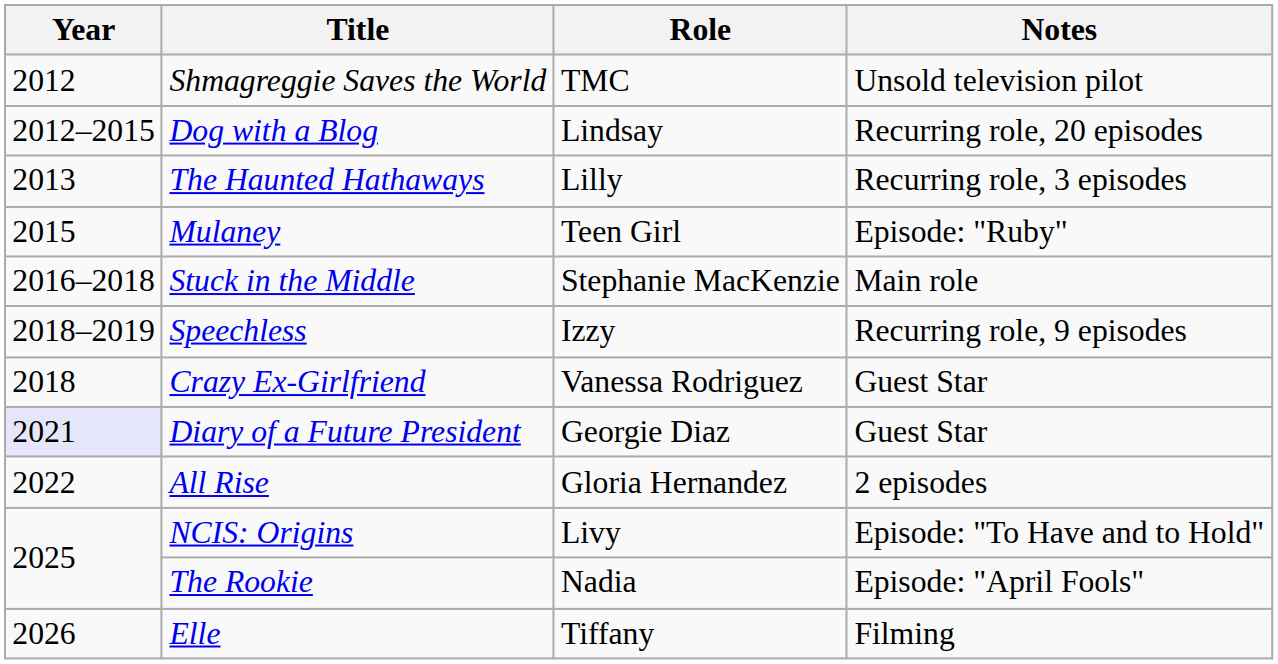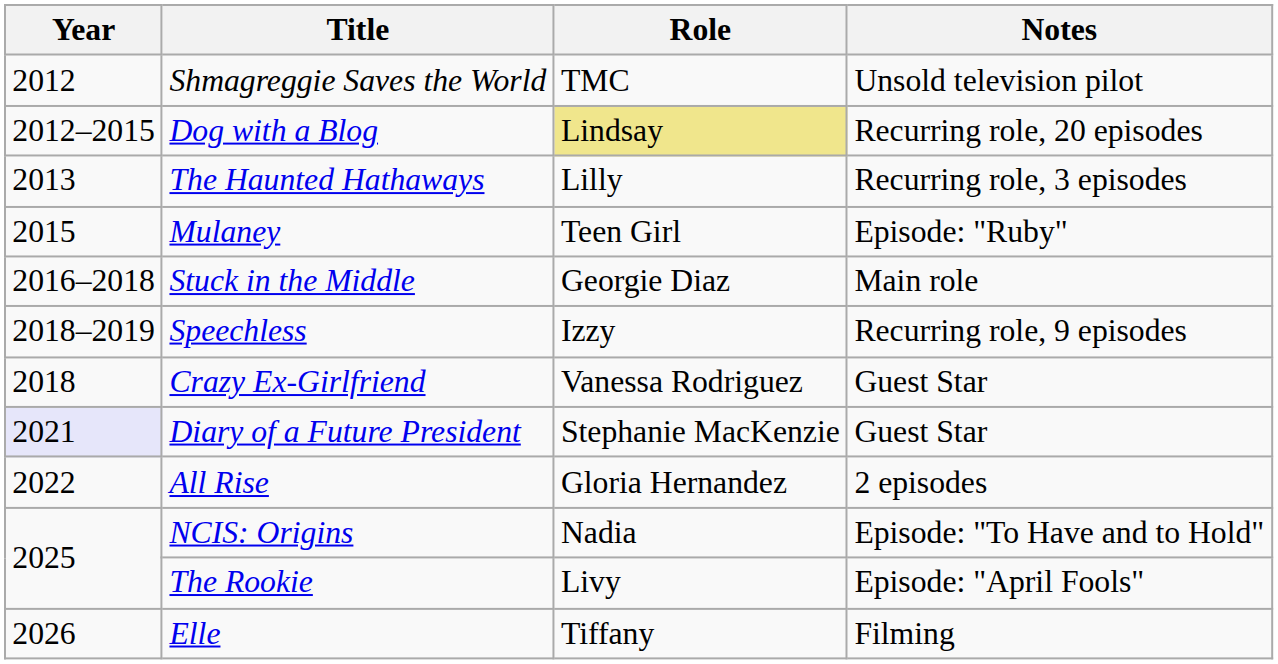(612, 130) no background -> (612, 130) khaki background
(700, 280) Stephanie MacKenzie -> (646, 280) Georgie Diaz
(646, 431) Georgie Diaz -> (700, 431) Stephanie MacKenzie
(591, 532) Livy -> (599, 532) Nadia
(599, 582) Nadia -> (591, 582) Livy
